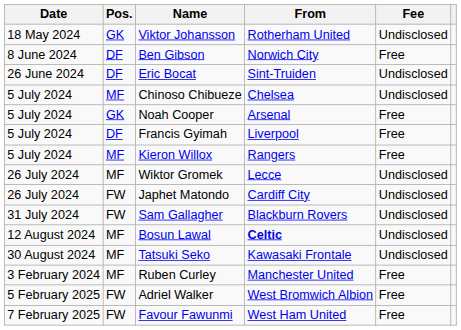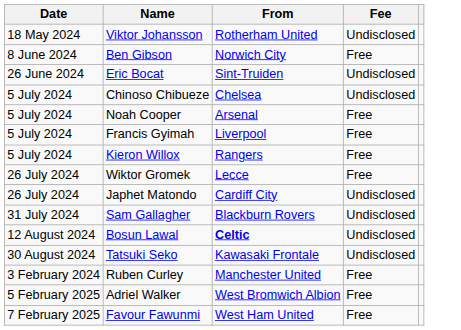- column: (119, 14)
(413, 174) Undisclosed -> (359, 174) Free
